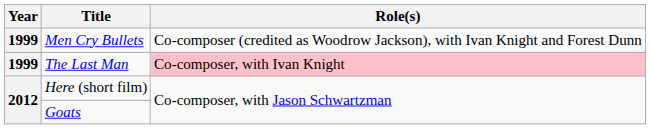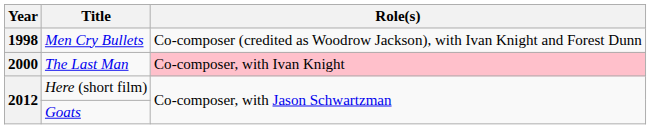(23, 40) 1999 -> (23, 40) 1998
(23, 64) 1999 -> (23, 64) 2000
